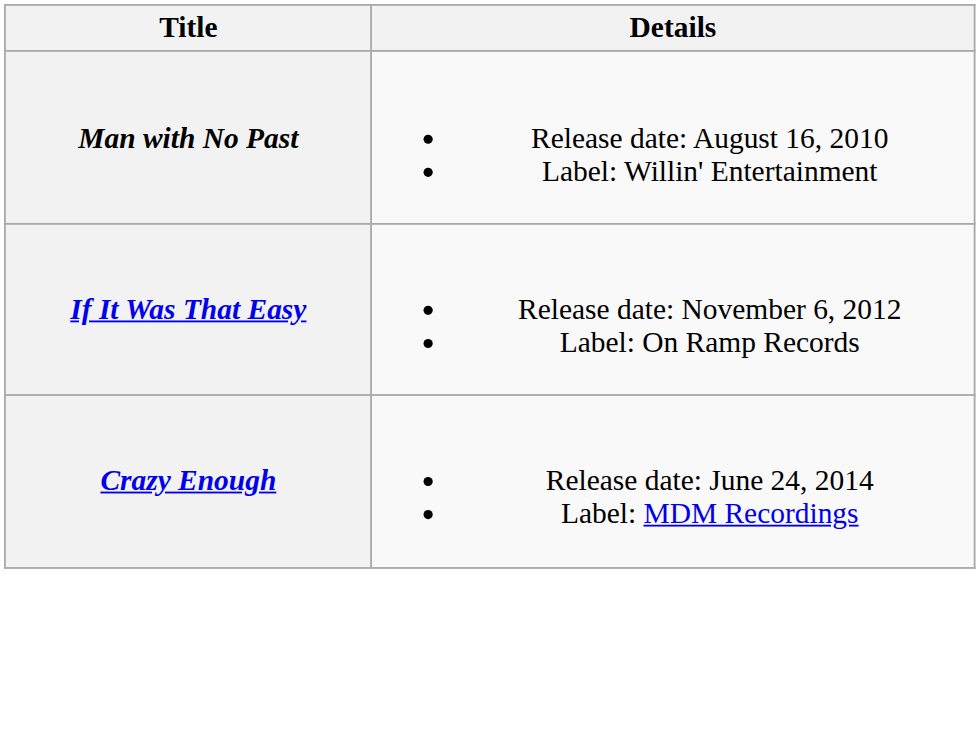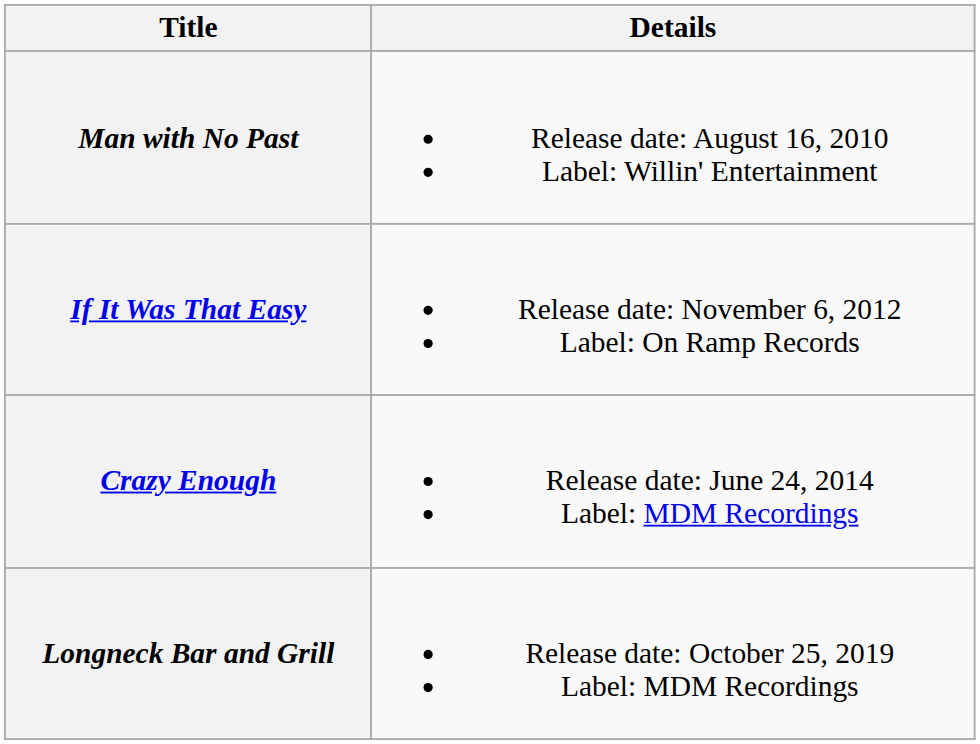+ row: (188, 652)
